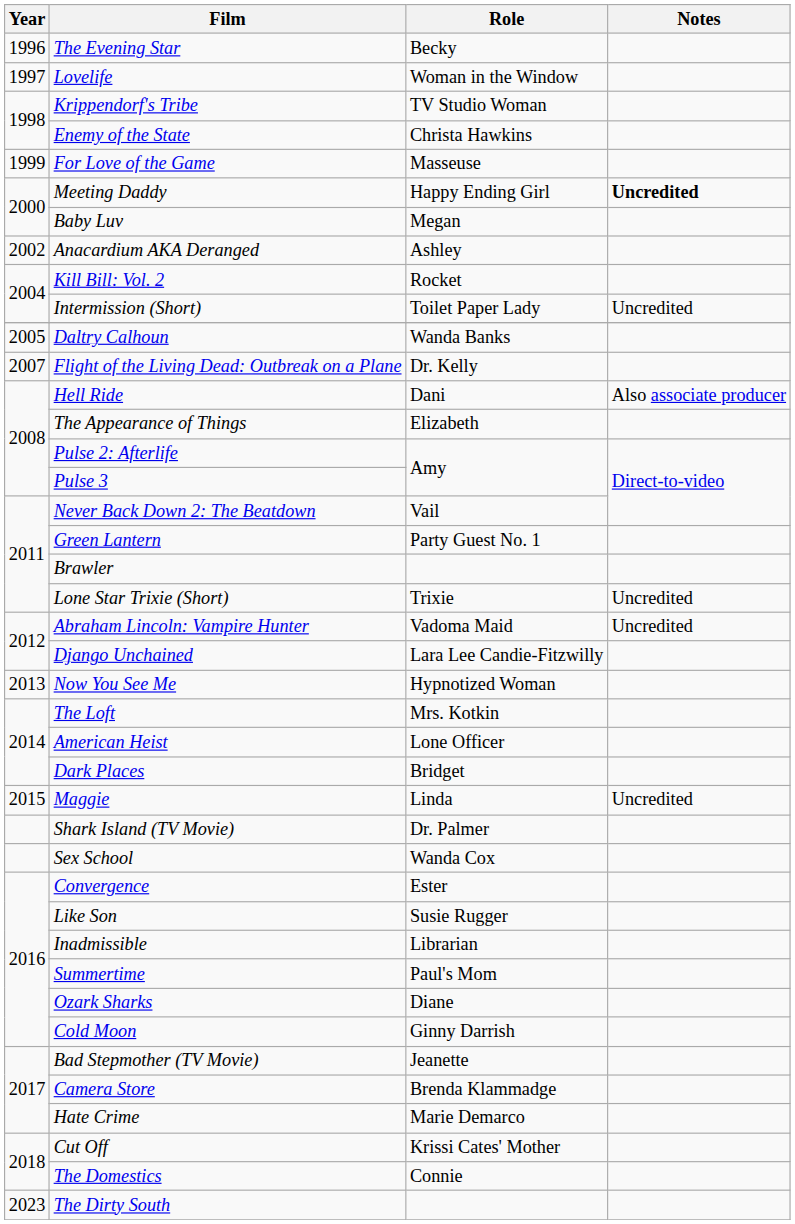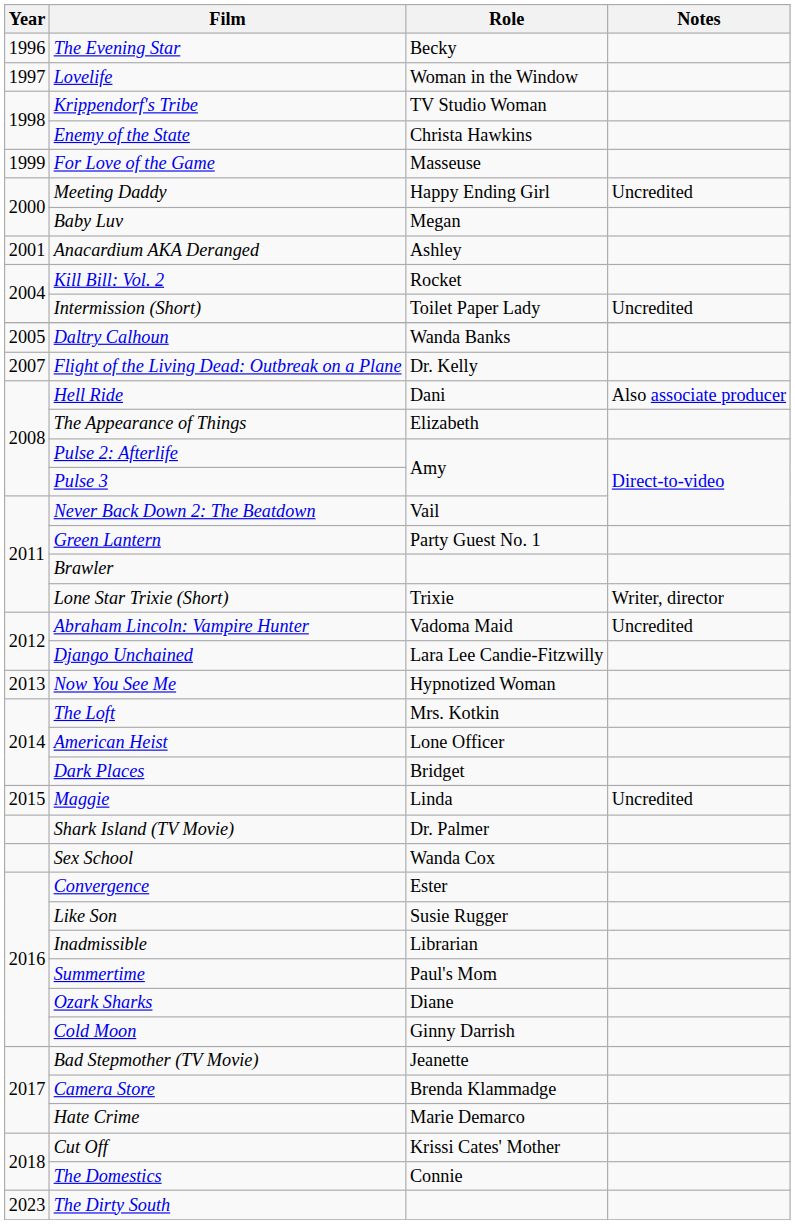(655, 192) bold -> (652, 192) normal
(27, 250) 2002 -> (27, 250) 2001
(652, 597) Uncredited -> (668, 597) Writer, director
